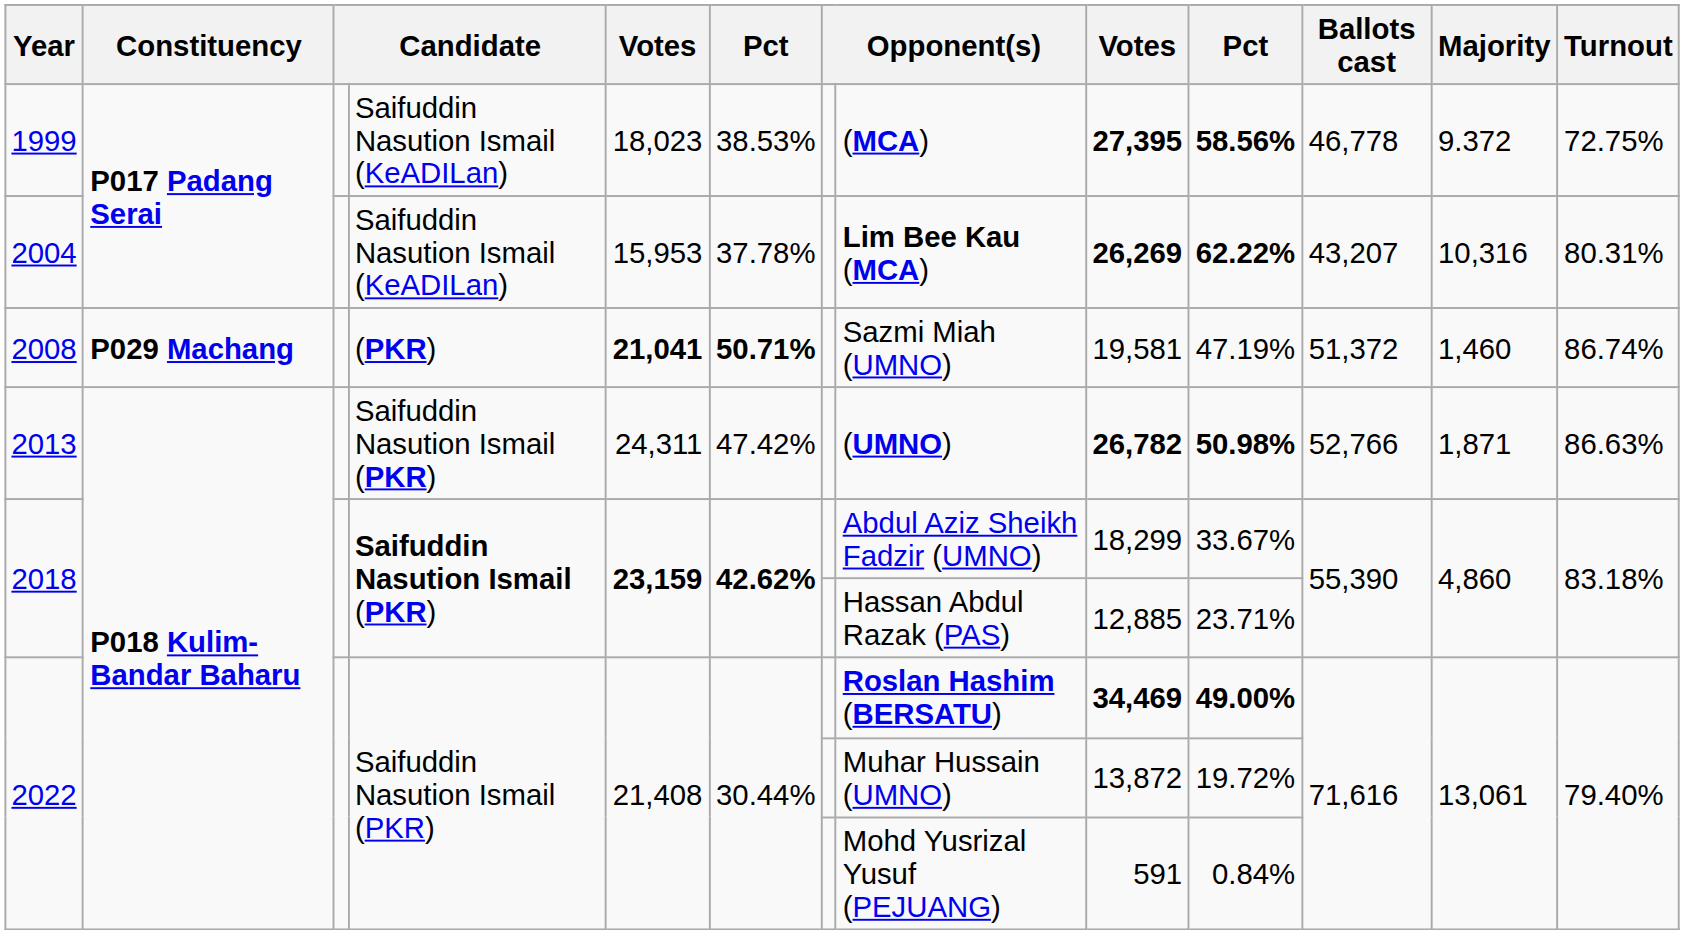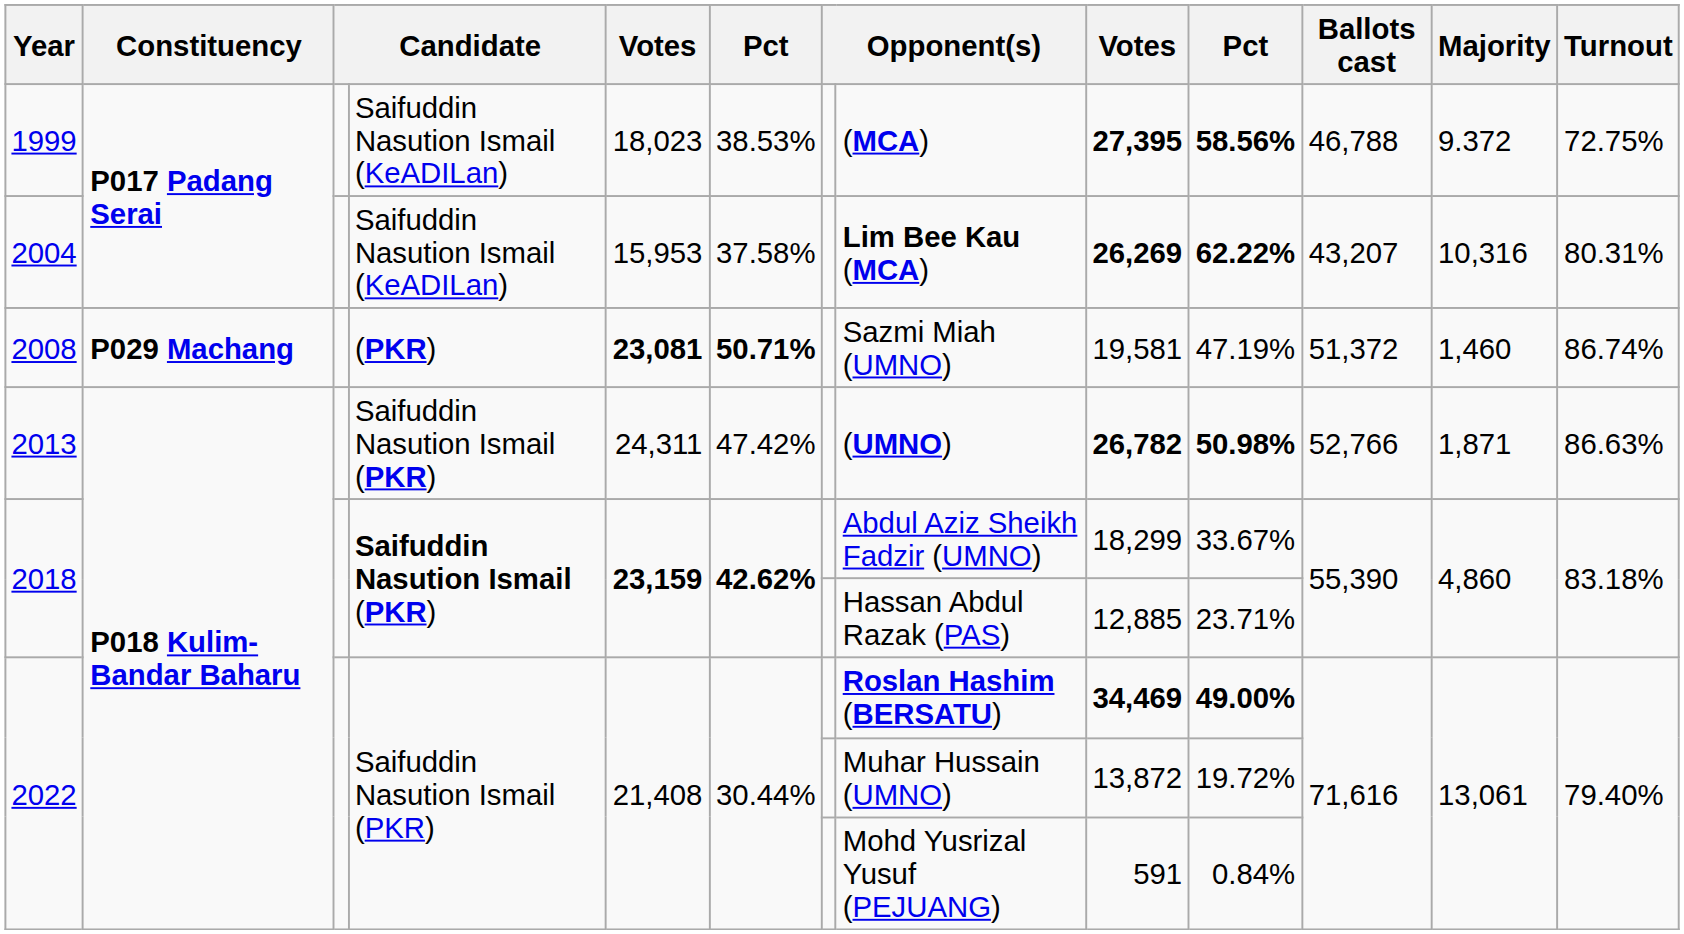(1354, 140) 46,778 -> (1354, 140) 46,788
(766, 252) 37.78% -> (766, 252) 37.58%
(658, 348) 21,041 -> (658, 348) 23,081
